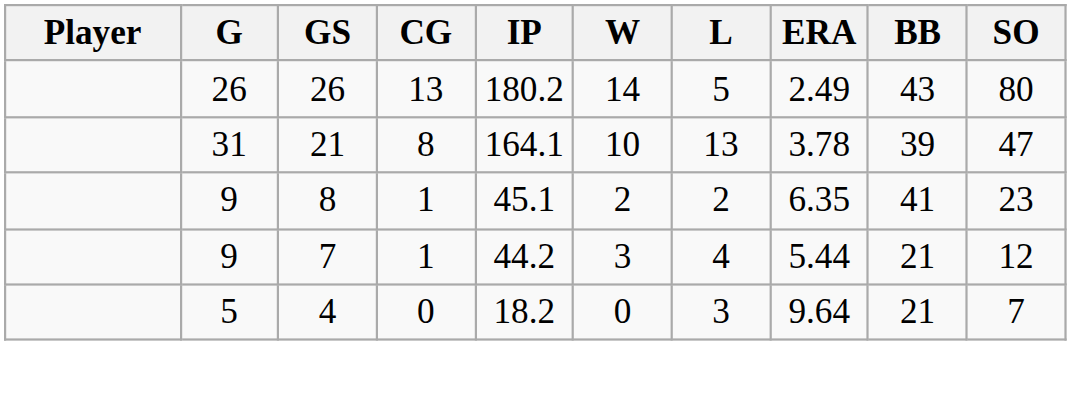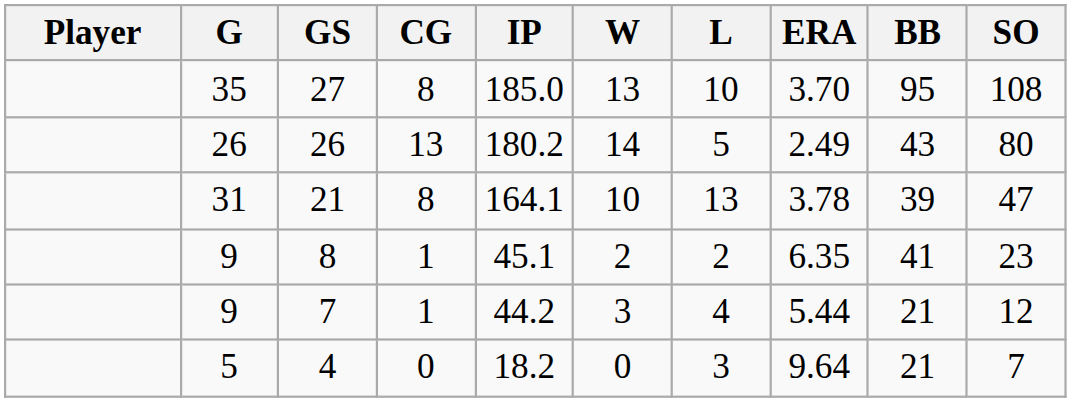+ row: (328, 88)
